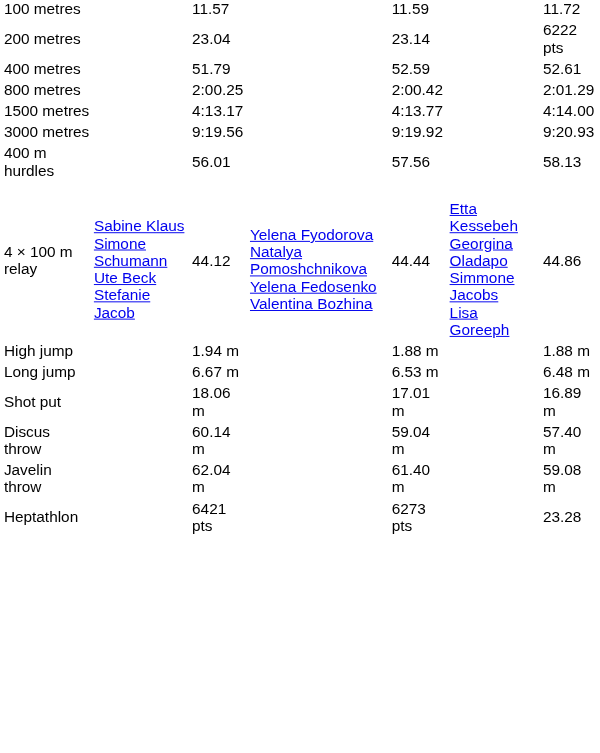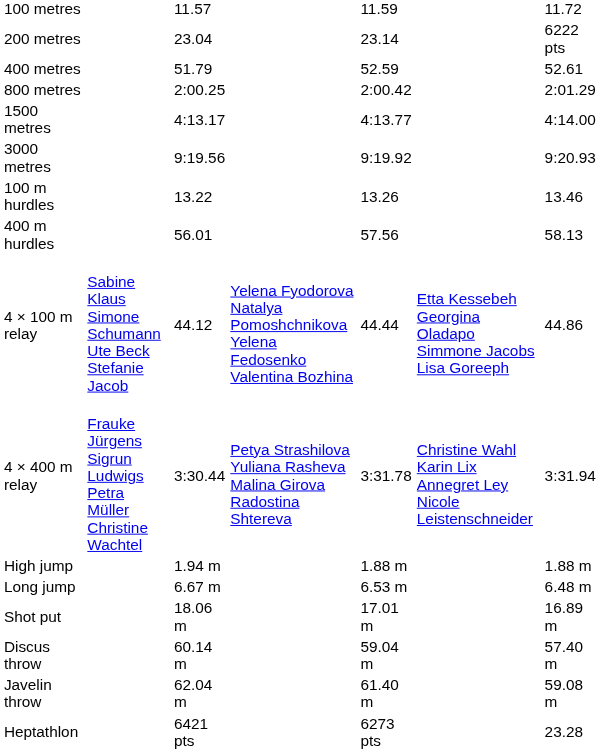+ row: (29, 196)
+ row: (38, 476)
